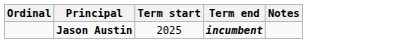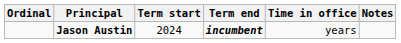+ column: (312, 13)
(169, 30) 2025 -> (169, 30) 2024
